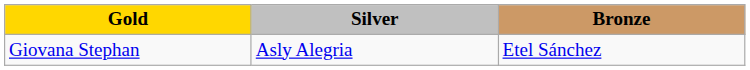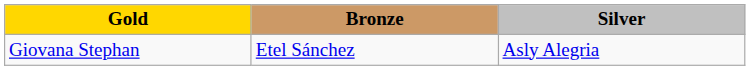columns swapped: (375, 19) <-> (622, 19)
